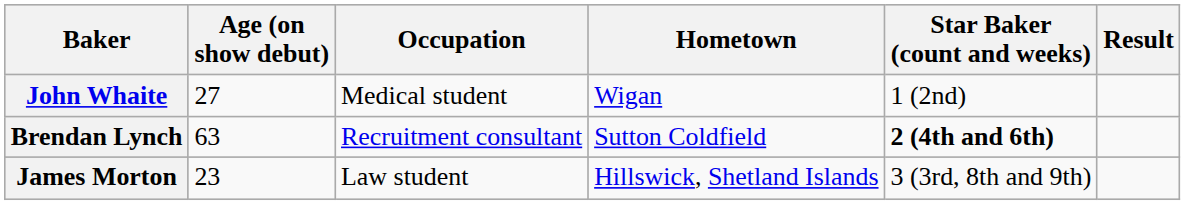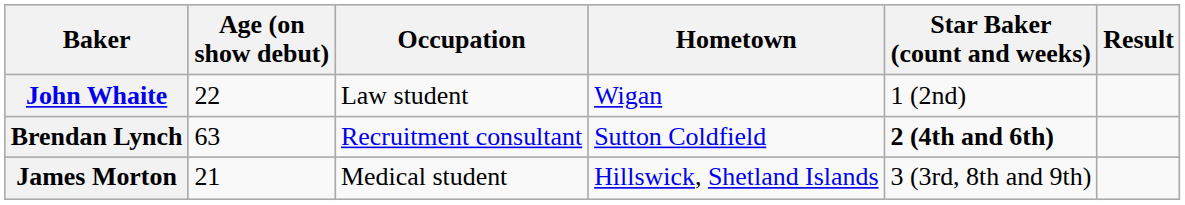(207, 95) 27 -> (207, 95) 22
(424, 95) Medical student -> (405, 95) Law student
(207, 177) 23 -> (207, 177) 21
(405, 177) Law student -> (424, 177) Medical student
